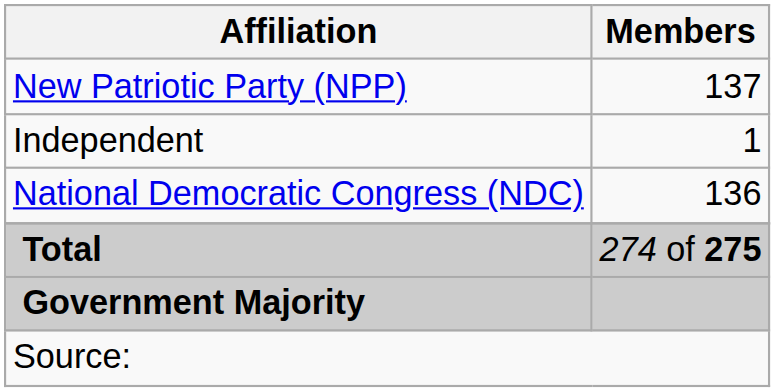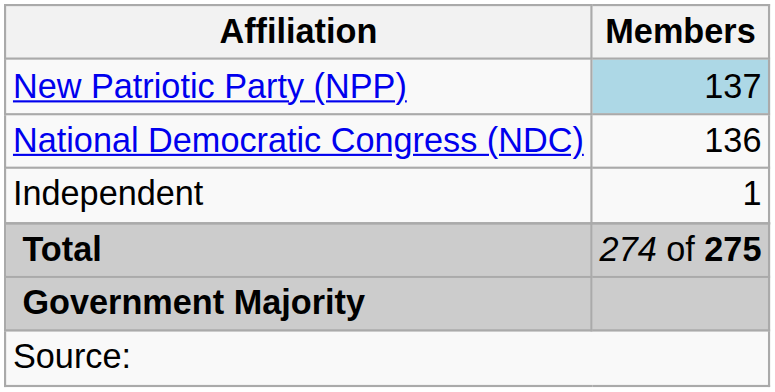(733, 85) no background -> (733, 85) lightblue background
rows swapped: (298, 194) <-> (108, 140)
